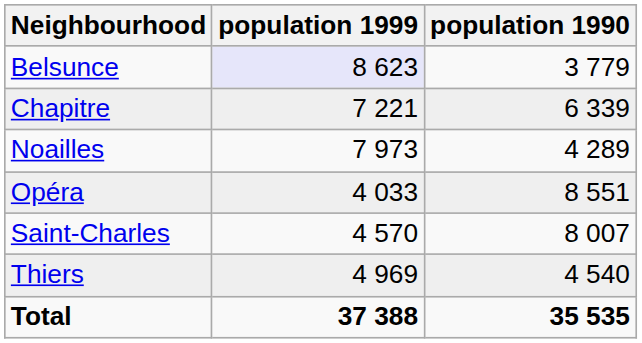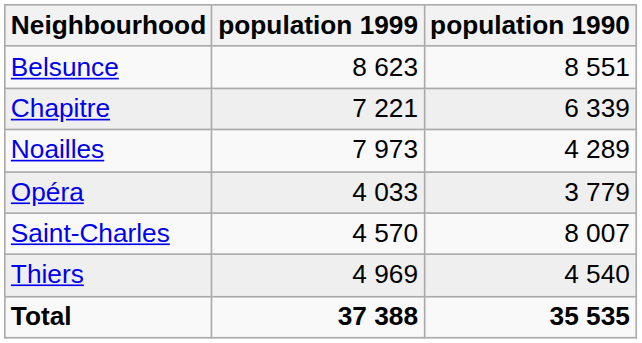(385, 66) lavender background -> (385, 66) no background
(597, 66) 3 779 -> (597, 66) 8 551
(597, 191) 8 551 -> (597, 191) 3 779
